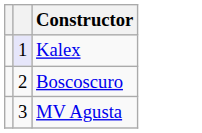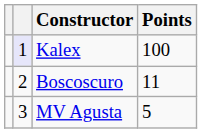+ column: (167, 19)
